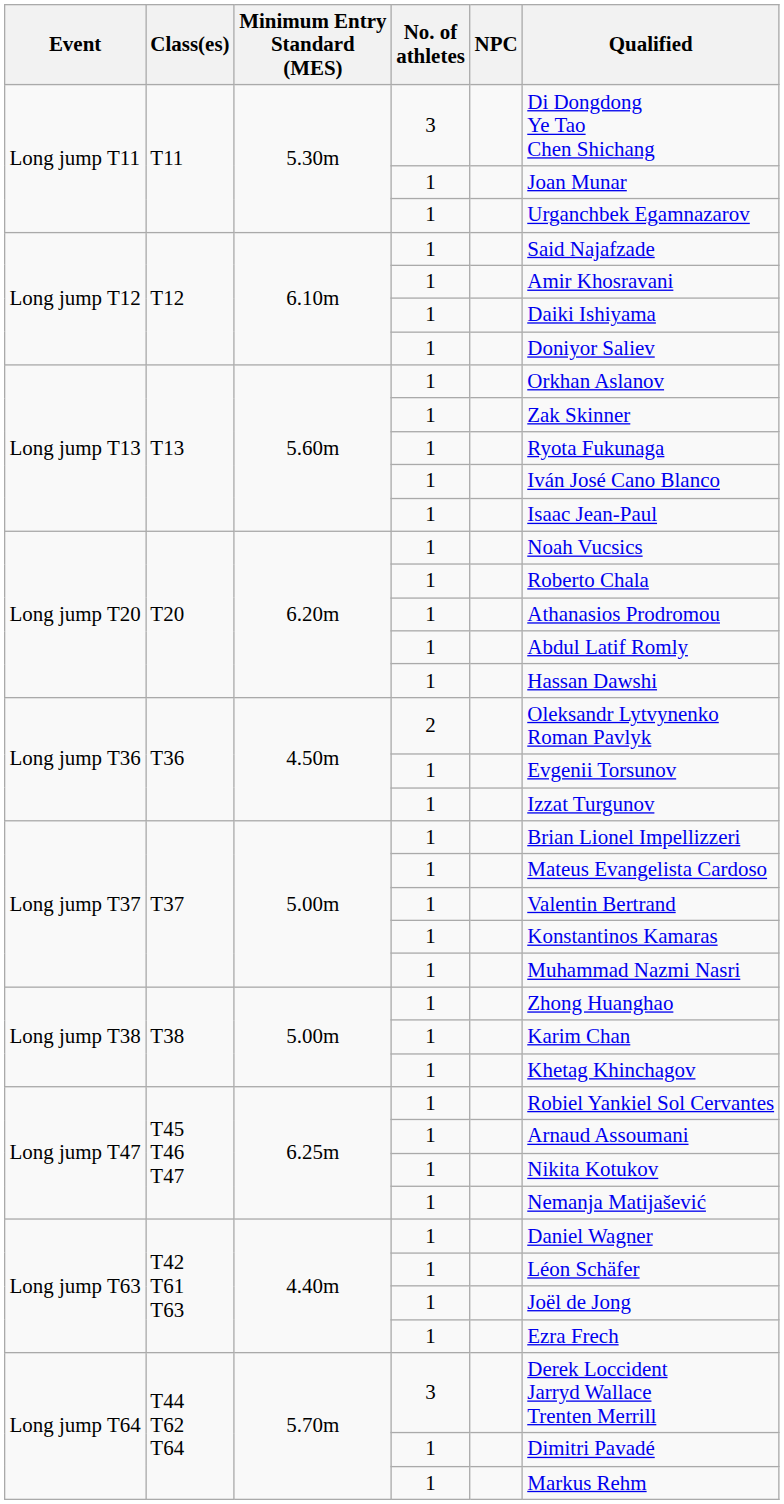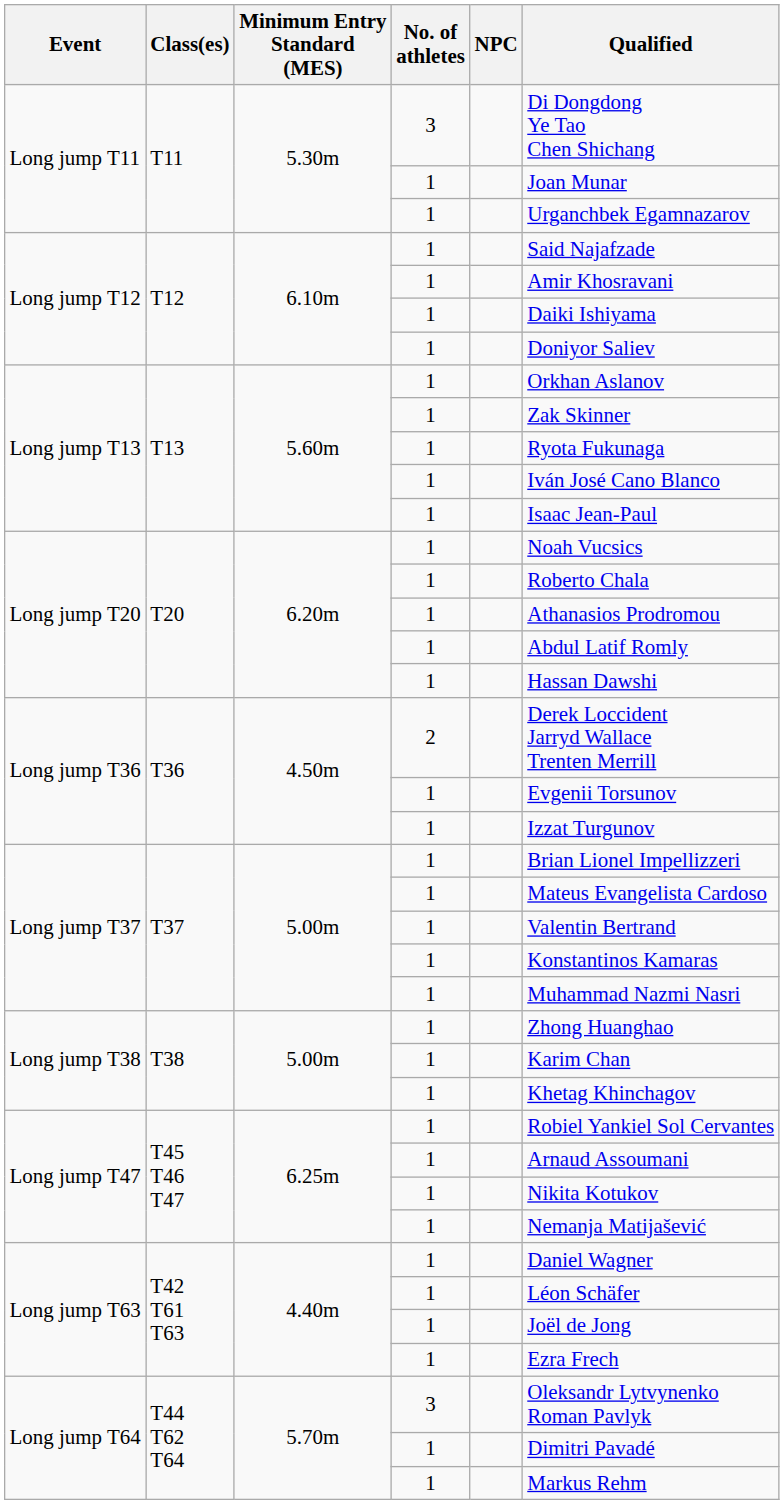(623, 725) Oleksandr Lytvynenko Roman Pavlyk -> (597, 737) Derek Loccident Jarryd Wallace Trenten Merrill
(597, 1392) Derek Loccident Jarryd Wallace Trenten Merrill -> (623, 1404) Oleksandr Lytvynenko Roman Pavlyk
